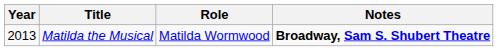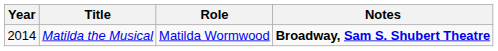(22, 35) 2013 -> (22, 35) 2014
